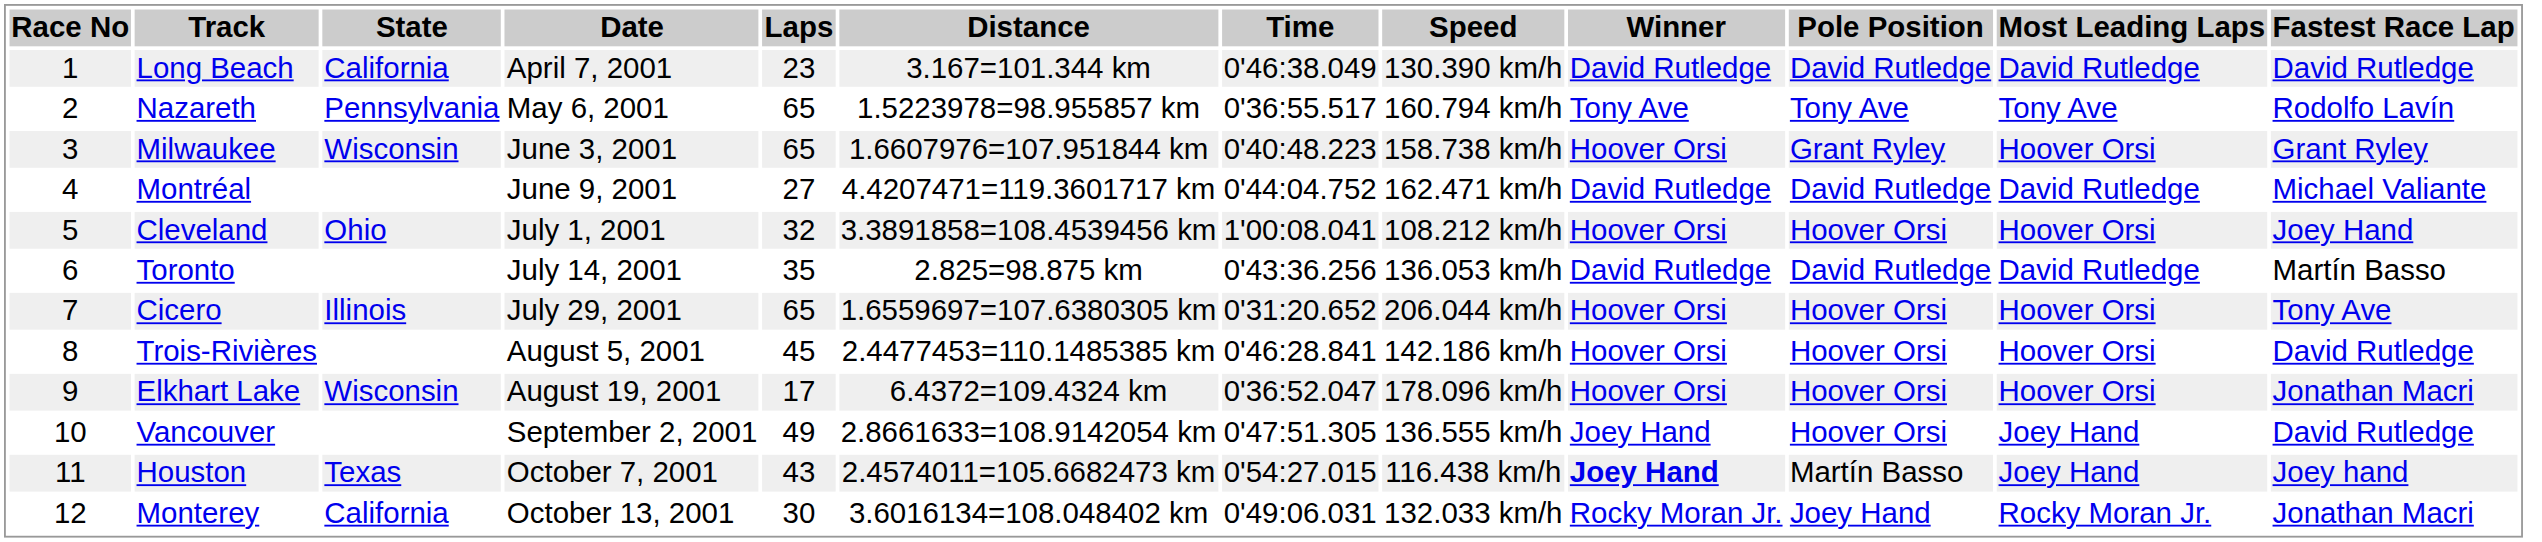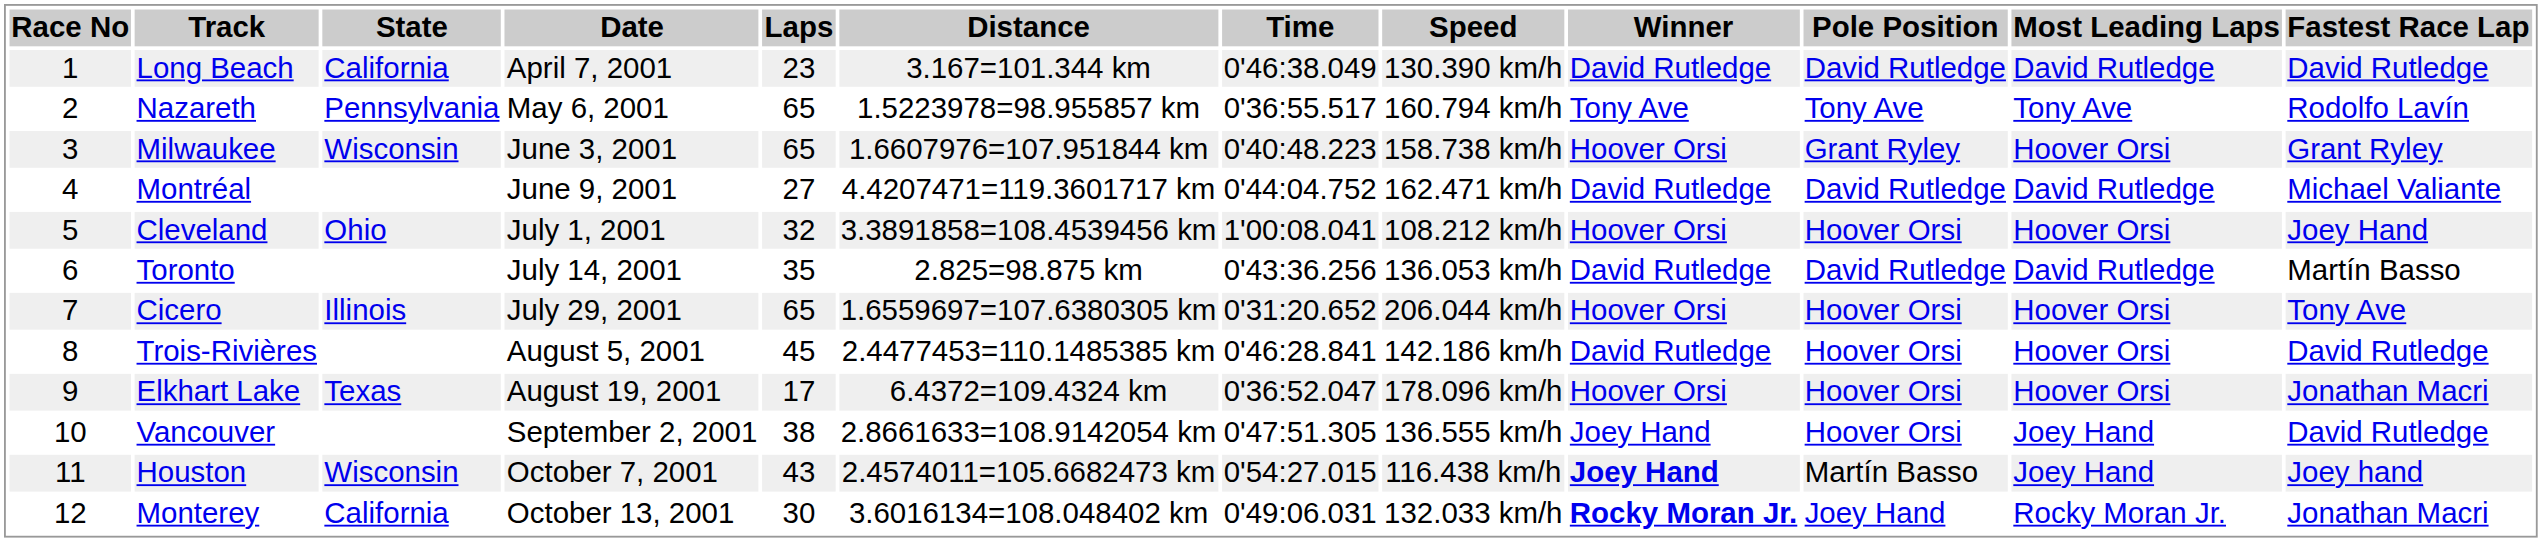(1648, 351) Hoover Orsi -> (1670, 351) David Rutledge
(391, 391) Wisconsin -> (363, 391) Texas
(799, 432) 49 -> (799, 432) 38
(363, 472) Texas -> (391, 472) Wisconsin
(1676, 513) normal -> (1684, 513) bold
